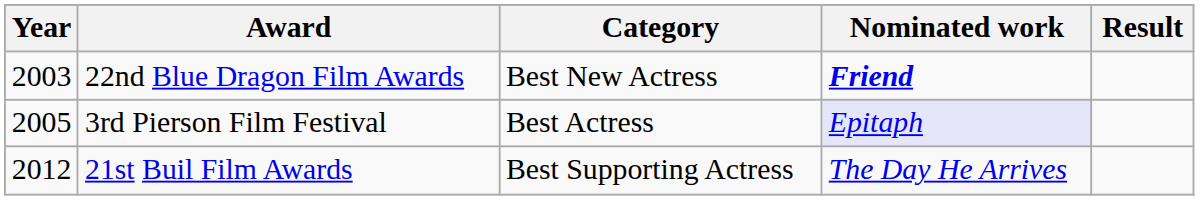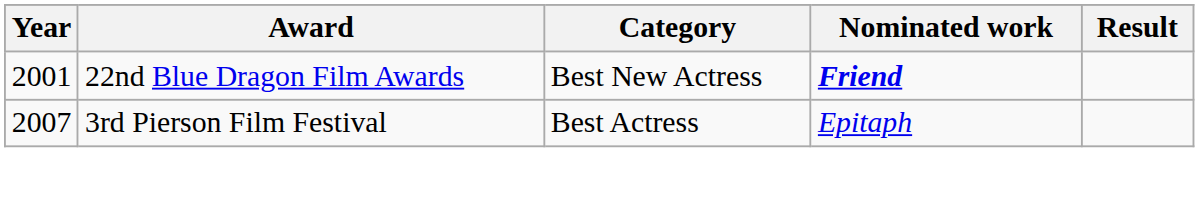(42, 75) 2003 -> (42, 75) 2001
(42, 122) 2005 -> (42, 122) 2007
(876, 122) lavender background -> (865, 122) no background
- row: (219, 169)
